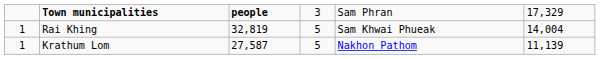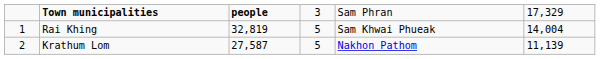(16, 46) 1 -> (16, 46) 2
